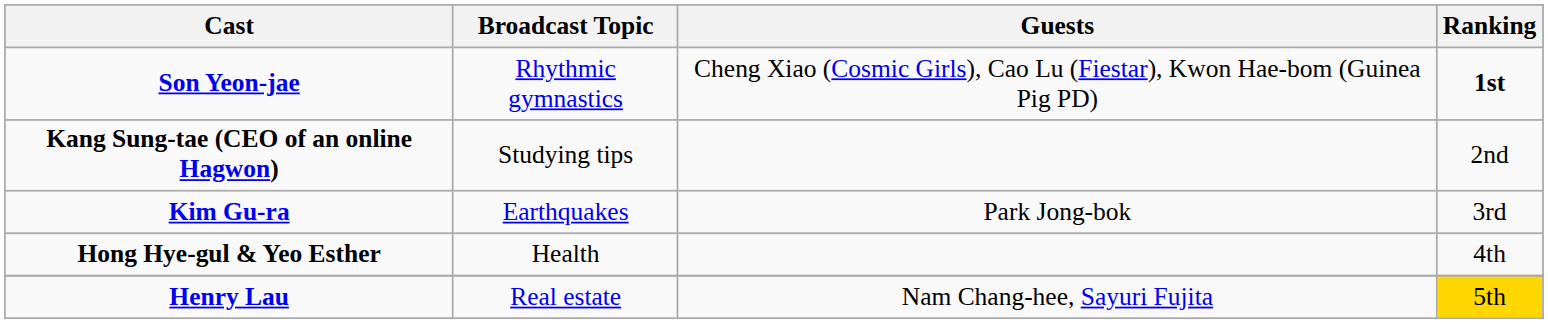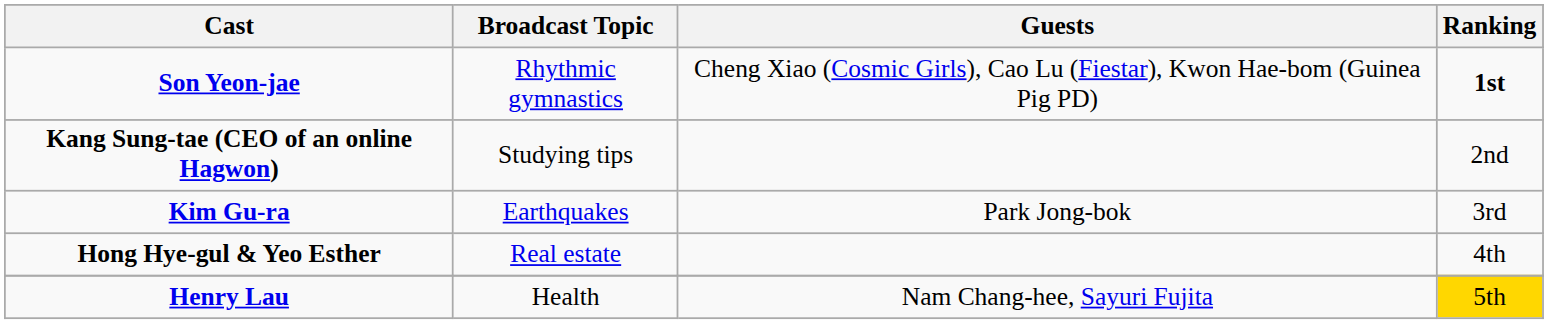(566, 254) Health -> (566, 254) Real estate
(566, 296) Real estate -> (566, 296) Health
